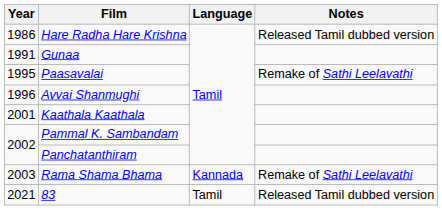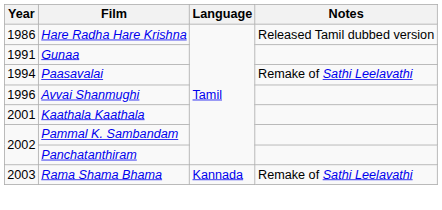(21, 74) 1995 -> (21, 74) 1994
- row: (48, 194)
